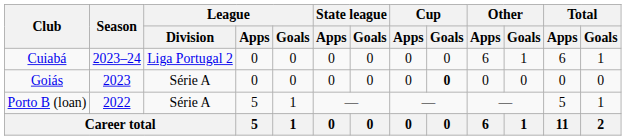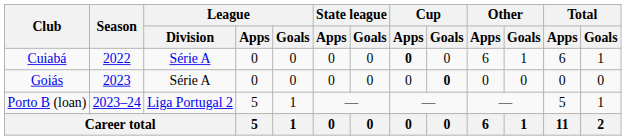(117, 59) 2023–24 -> (117, 59) 2022
(190, 59) Liga Portugal 2 -> (190, 59) Série A
(408, 59) normal -> (408, 59) bold
(117, 102) 2022 -> (117, 102) 2023–24
(190, 102) Série A -> (190, 102) Liga Portugal 2
